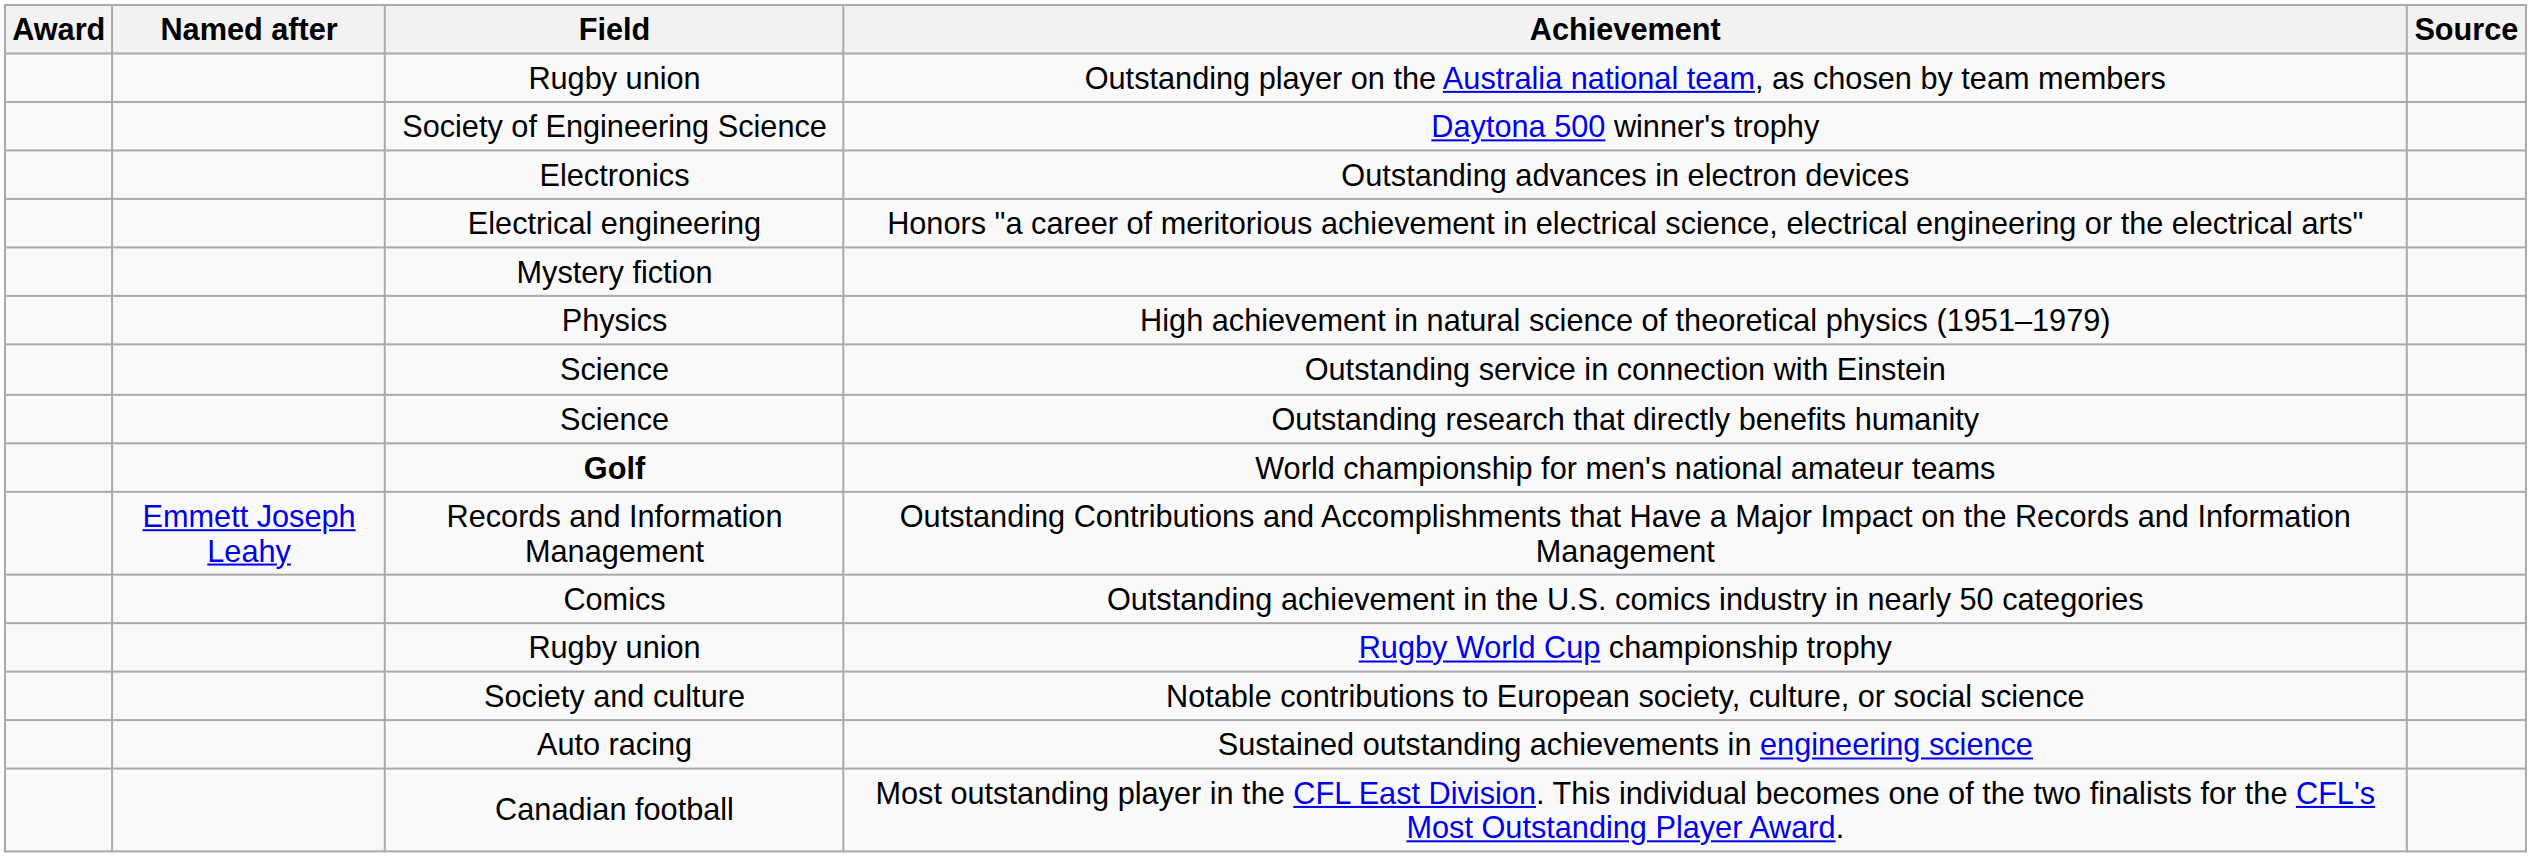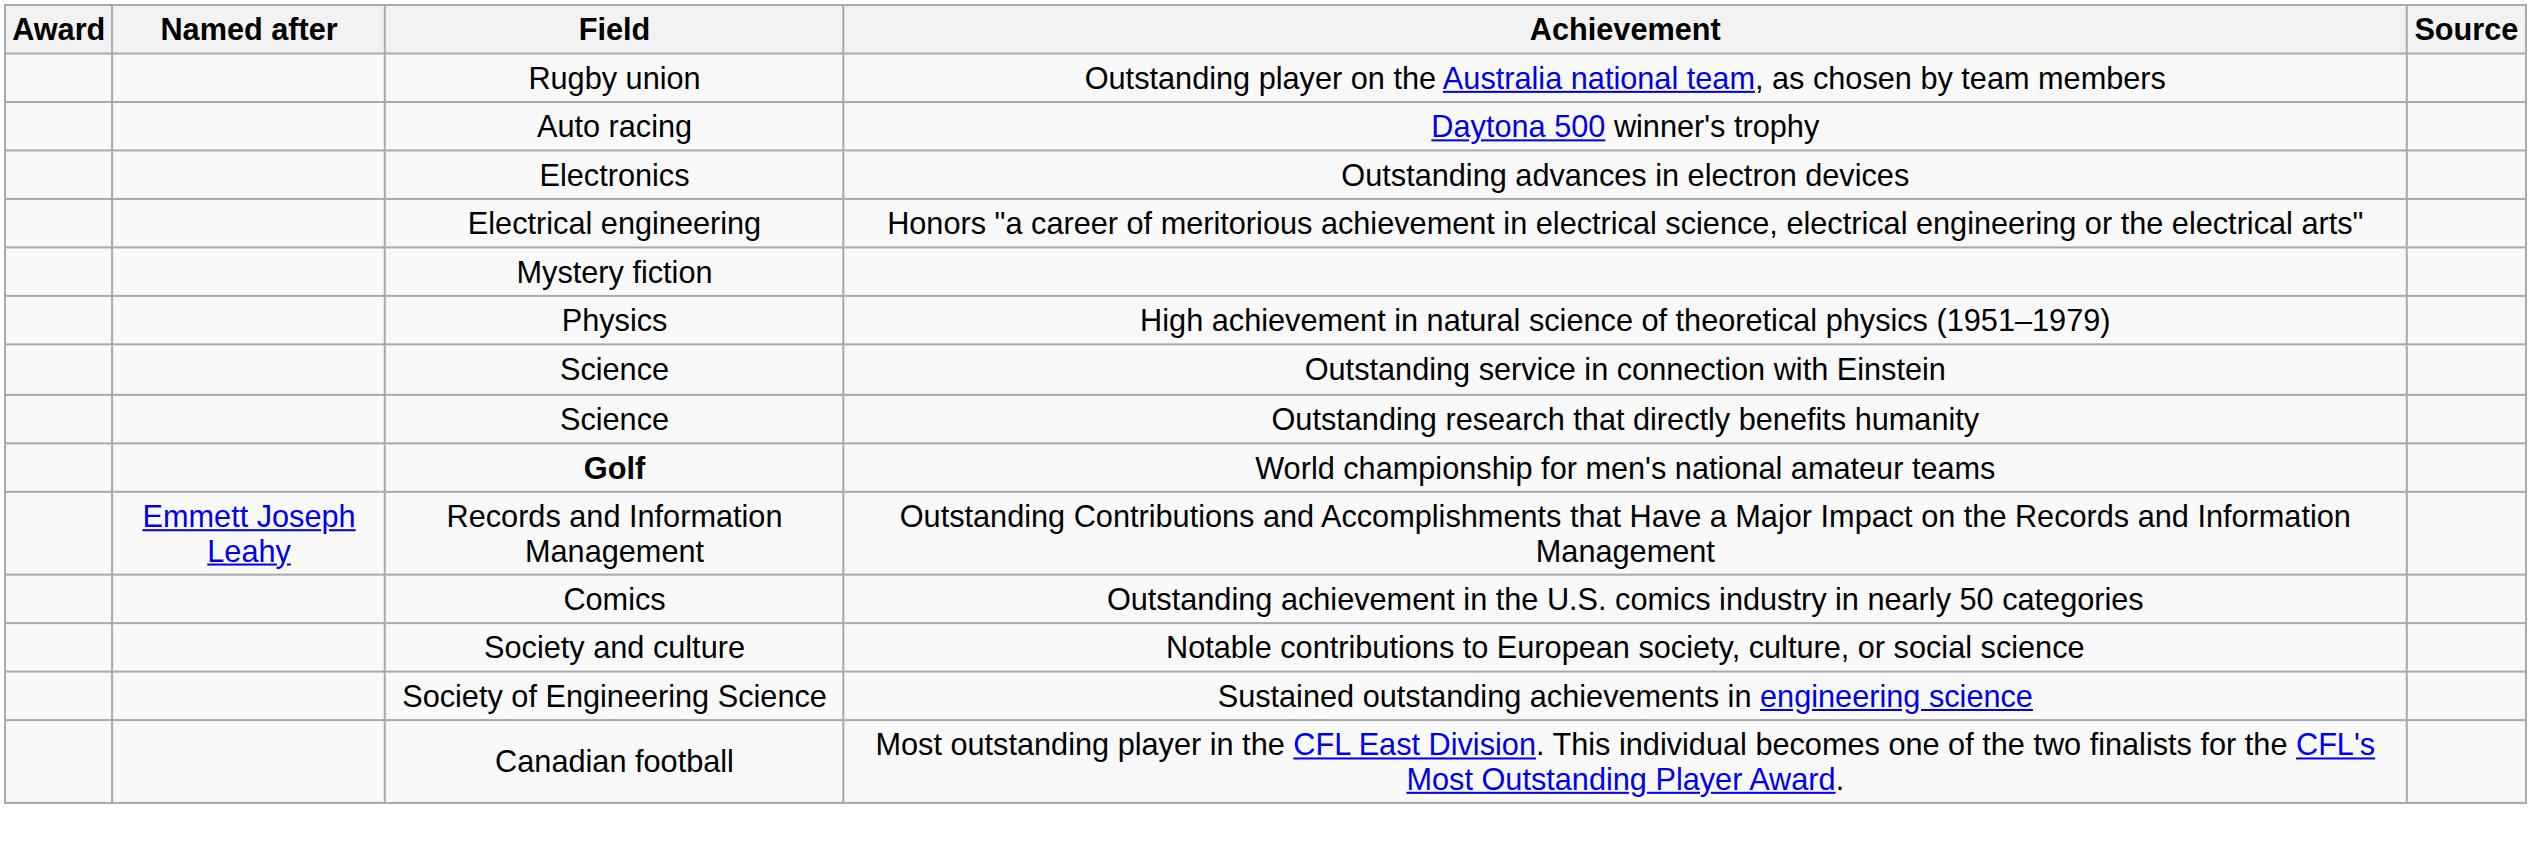(615, 127) Society of Engineering Science -> (615, 127) Auto racing
- row: (1625, 647)
(615, 744) Auto racing -> (615, 696) Society of Engineering Science
